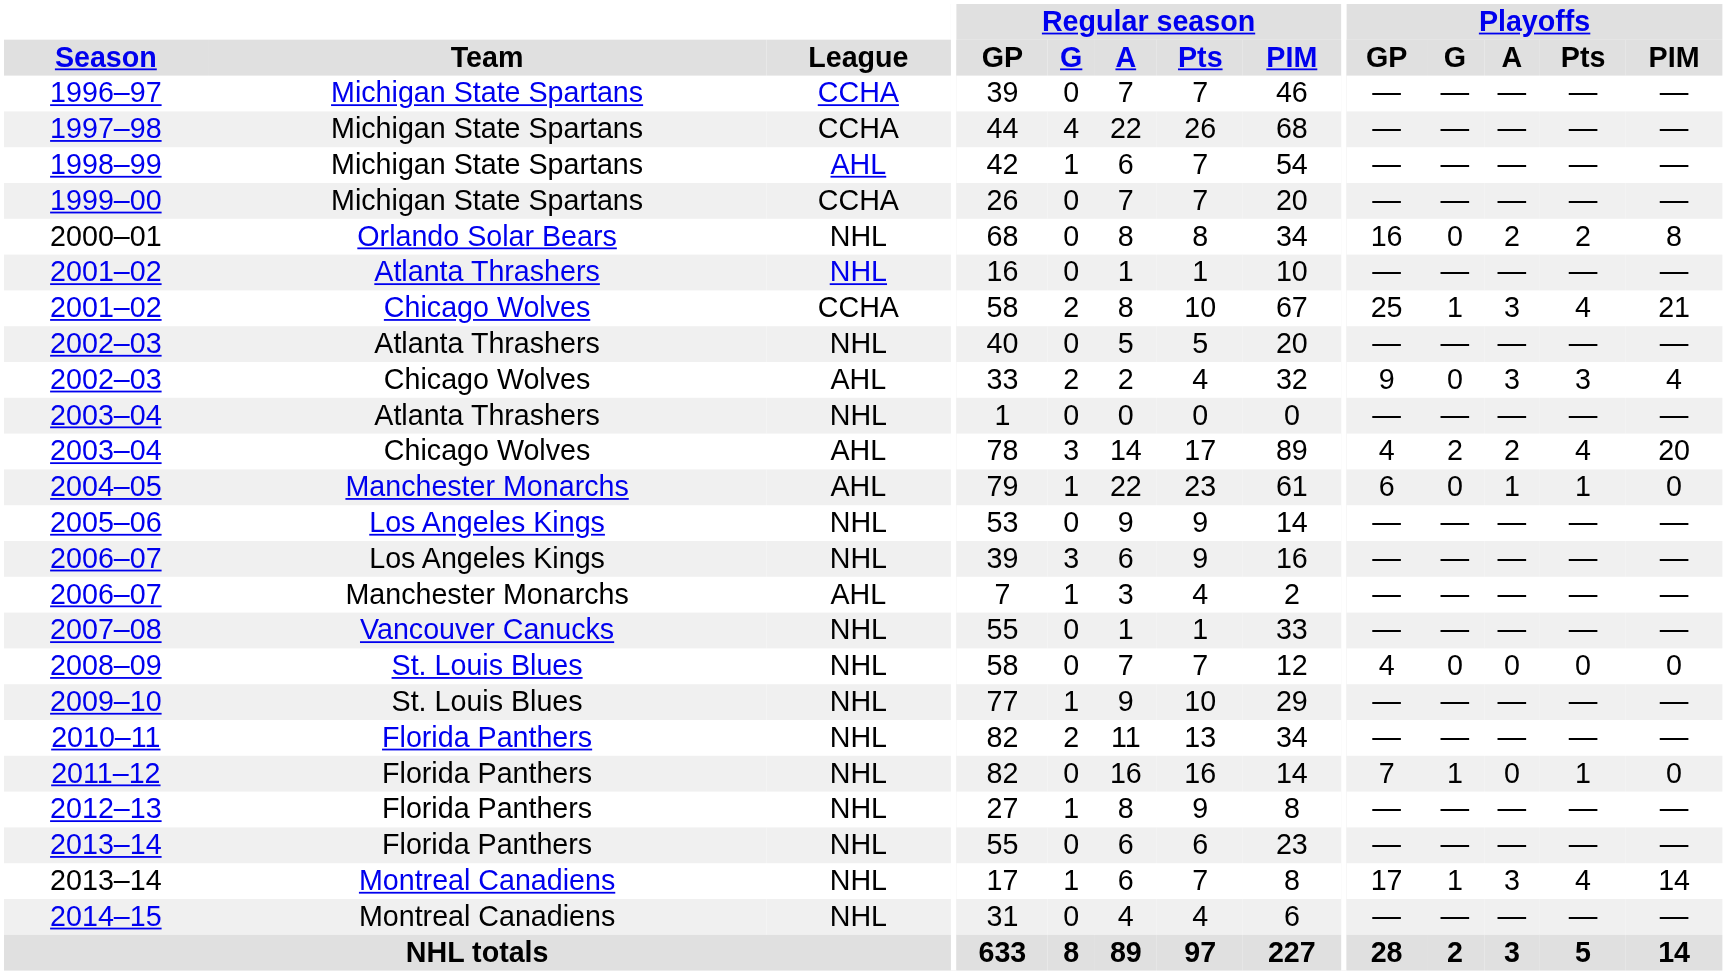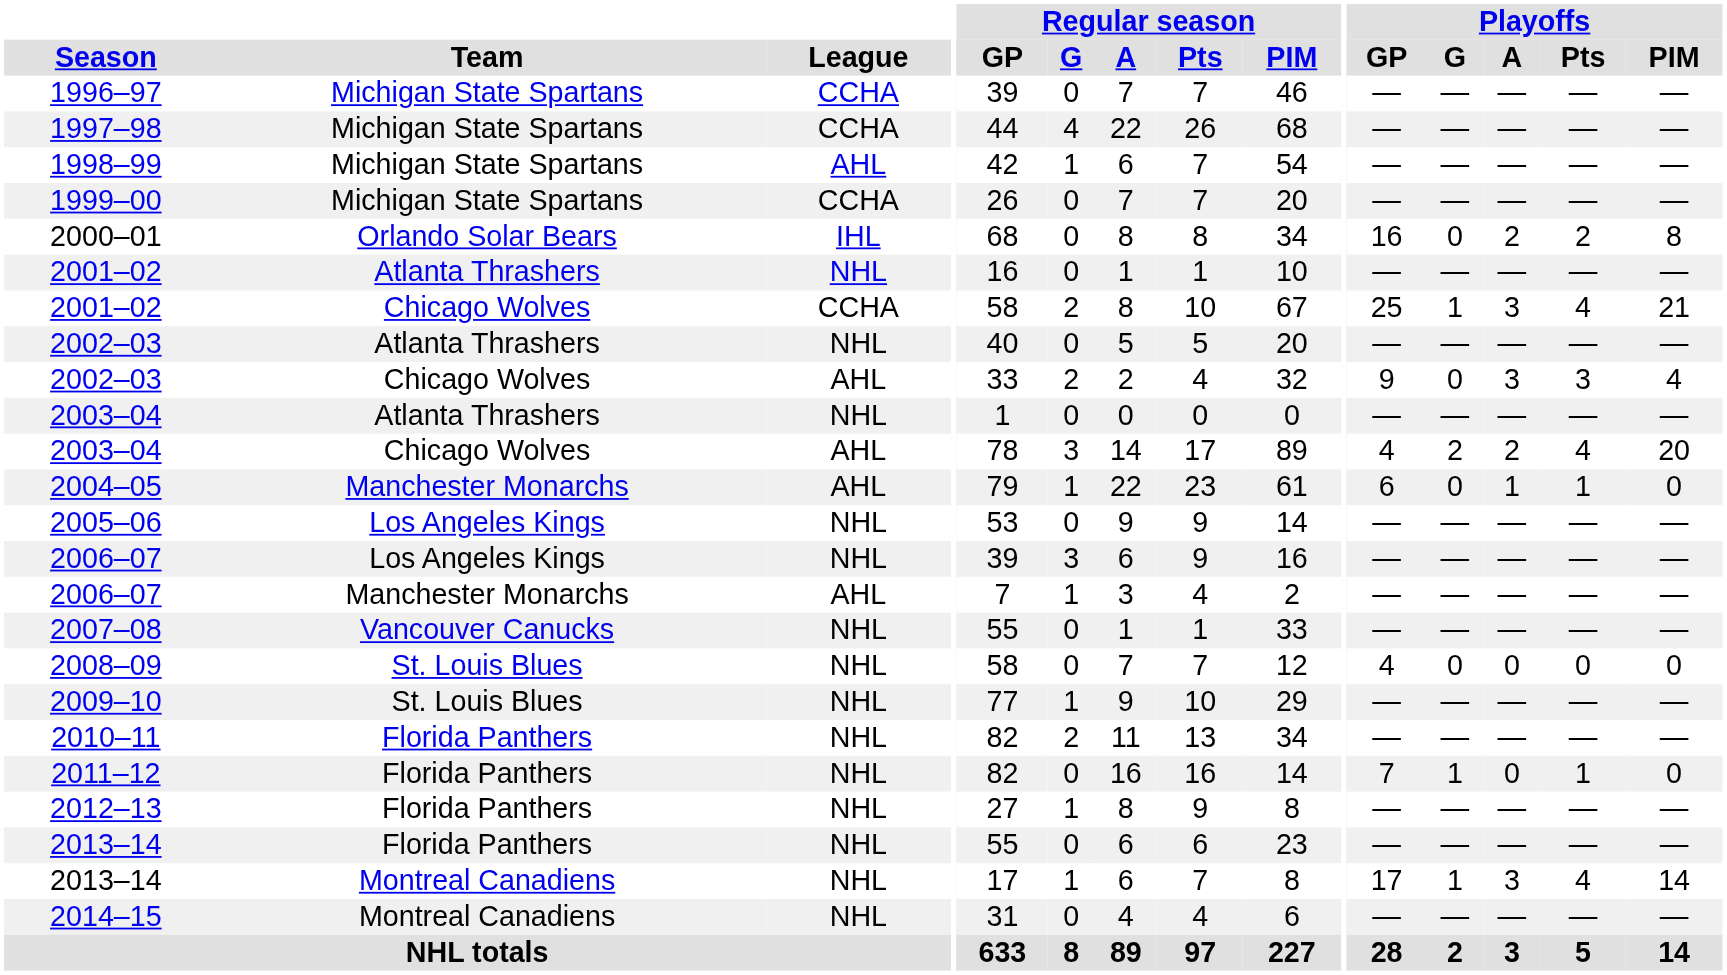(858, 236) NHL -> (858, 236) IHL
